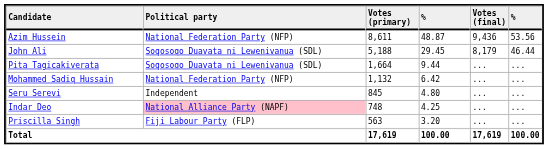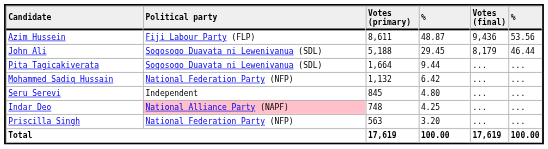(220, 37) National Federation Party (NFP) -> (200, 37) Fiji Labour Party (FLP)
(200, 121) Fiji Labour Party (FLP) -> (220, 121) National Federation Party (NFP)
